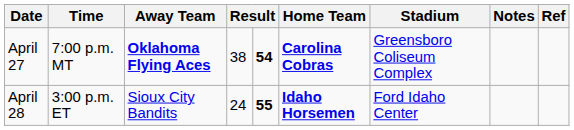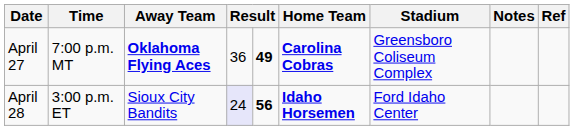(238, 56) 38 -> (238, 56) 36
(264, 56) 54 -> (264, 56) 49
(238, 105) no background -> (238, 105) lavender background
(264, 105) 55 -> (264, 105) 56
